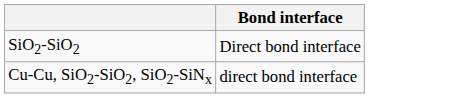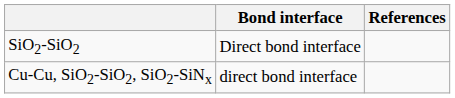+ column: (407, 17)
